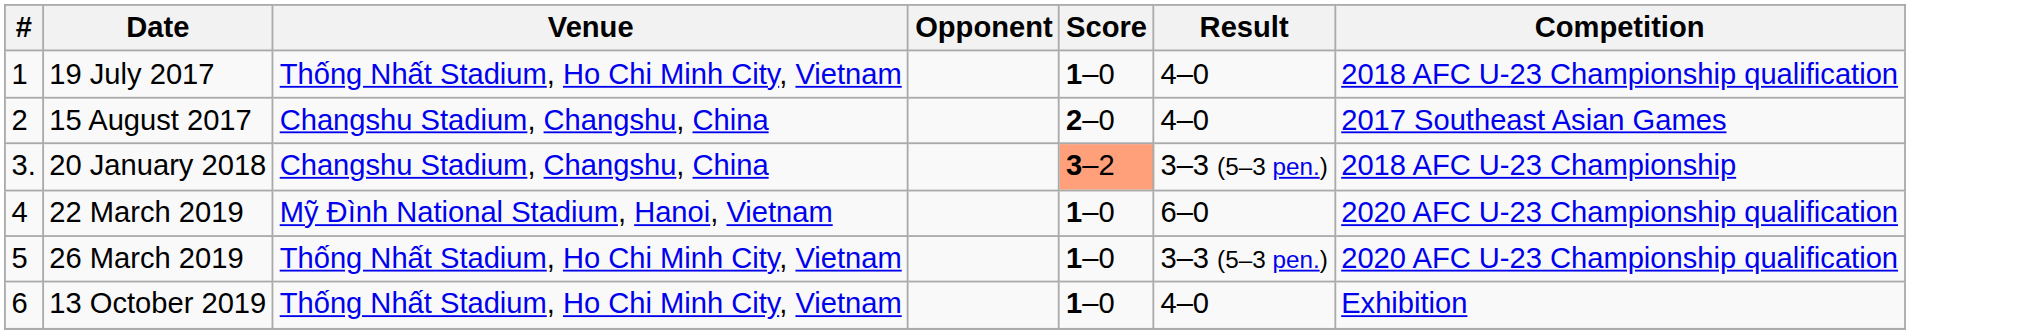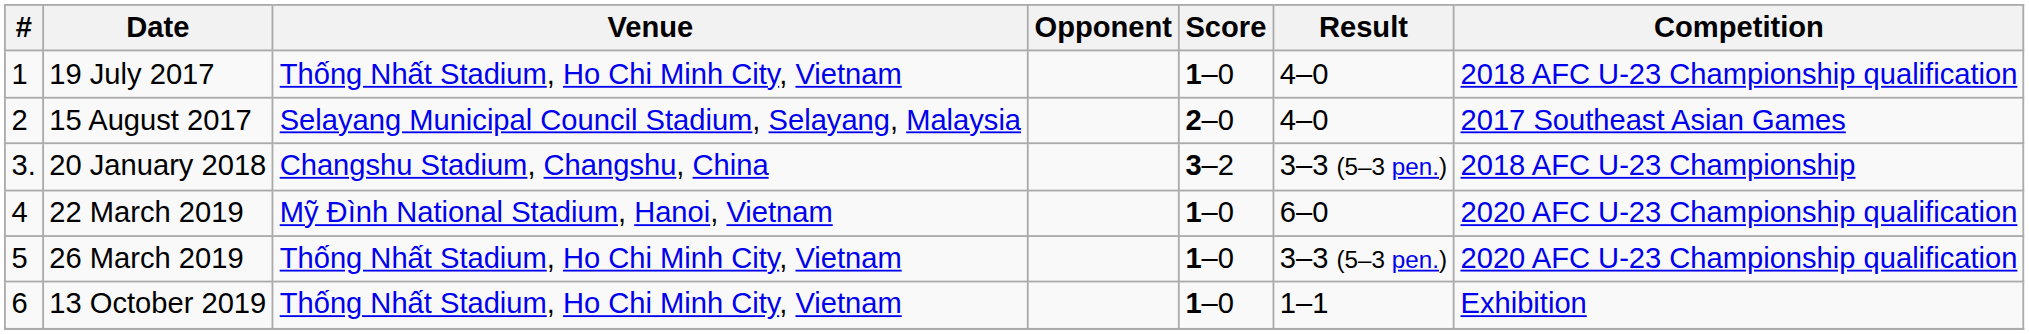(524, 119) Changshu Stadium, Changshu, China -> (650, 119) Selayang Municipal Council Stadium, Selayang, Malaysia
(1090, 166) lightsalmon background -> (1210, 166) no background
(1185, 304) 4–0 -> (1304, 304) 1–1
